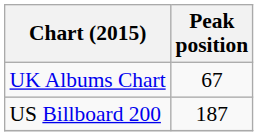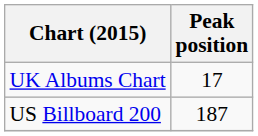(212, 79) 67 -> (212, 79) 17
